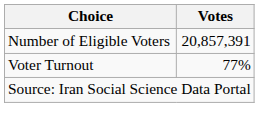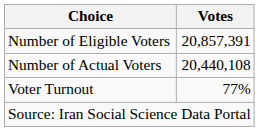+ row: (85, 65)
